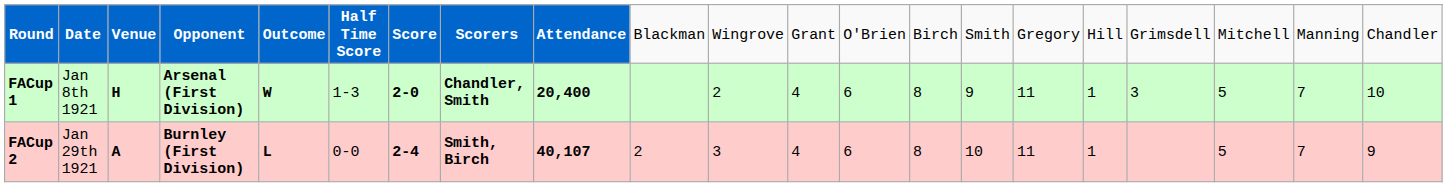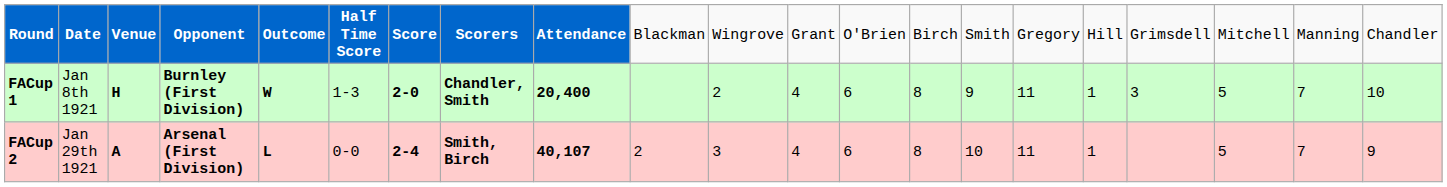(204, 93) Arsenal (First Division) -> (204, 93) Burnley (First Division)
(204, 152) Burnley (First Division) -> (204, 152) Arsenal (First Division)
